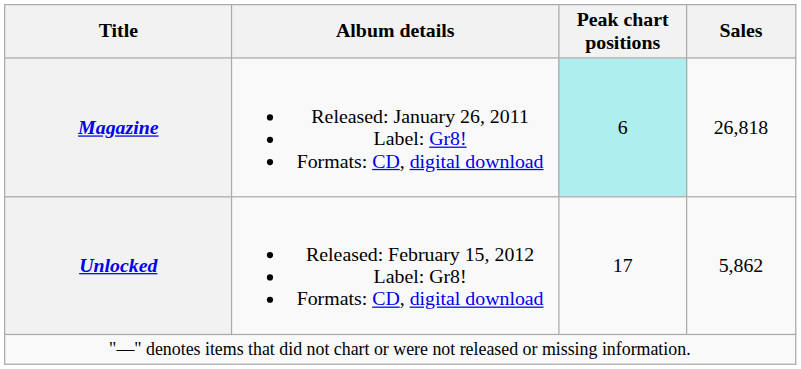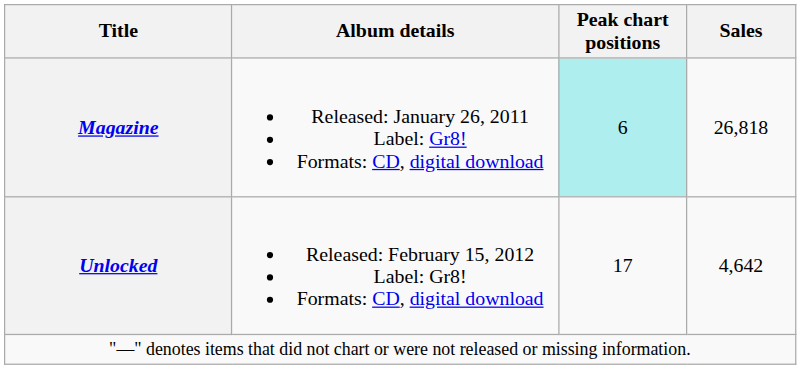(741, 265) 5,862 -> (741, 265) 4,642
